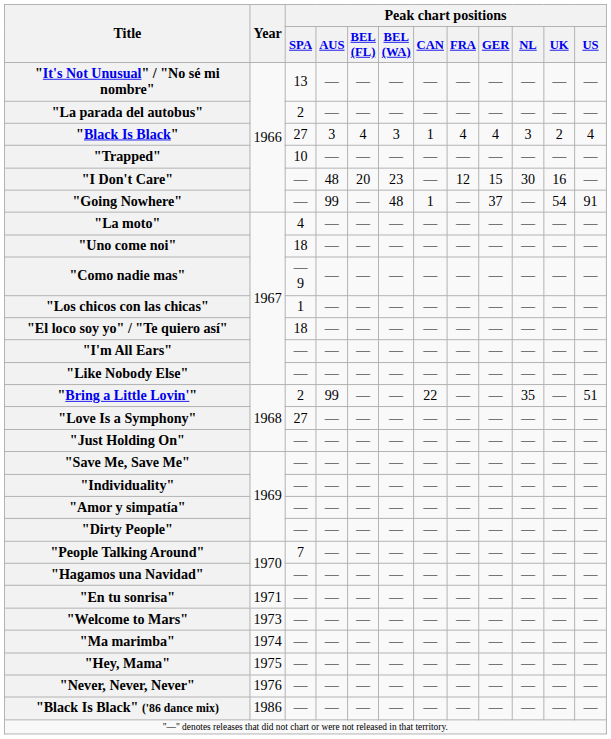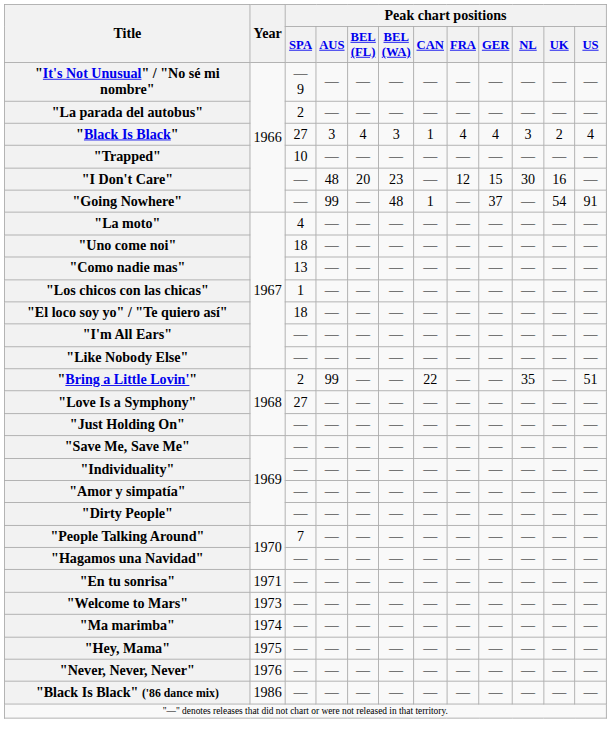(301, 81) 13 -> (301, 81) — 9
(301, 276) — 9 -> (301, 268) 13
